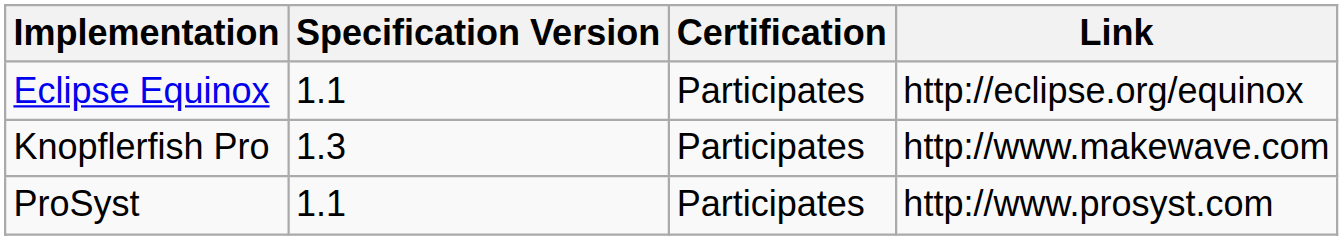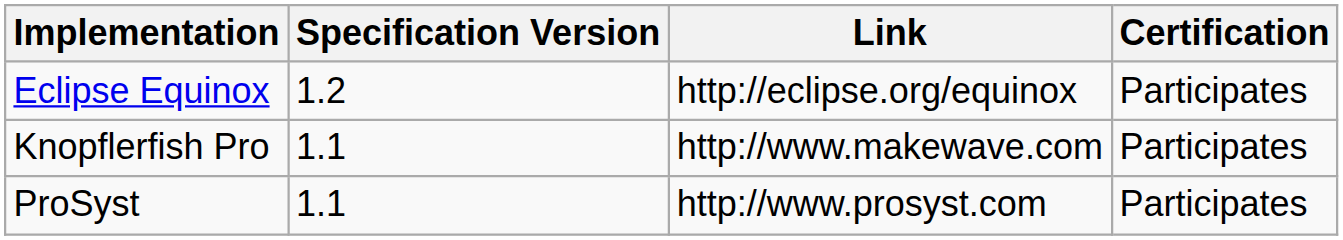columns swapped: (1116, 33) <-> (782, 33)
(321, 90) 1.1 -> (321, 90) 1.2
(321, 147) 1.3 -> (321, 147) 1.1
